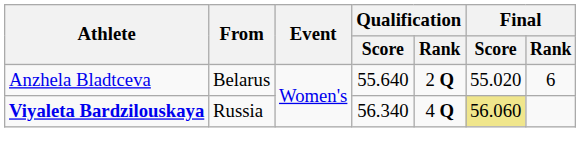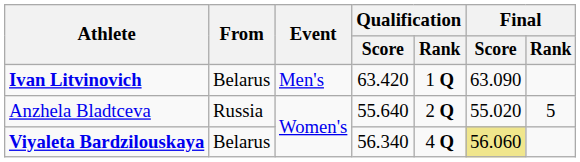+ row: (75, 80)
(242, 80) Belarus -> (238, 111) Russia
(551, 80) 6 -> (551, 111) 5
(238, 111) Russia -> (242, 142) Belarus
